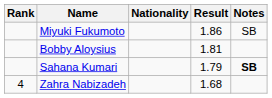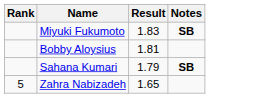- column: (160, 13)
(211, 31) 1.86 -> (148, 31) 1.83
(249, 31) normal -> (186, 31) bold
(21, 85) 4 -> (21, 85) 5
(211, 85) 1.68 -> (148, 85) 1.65
